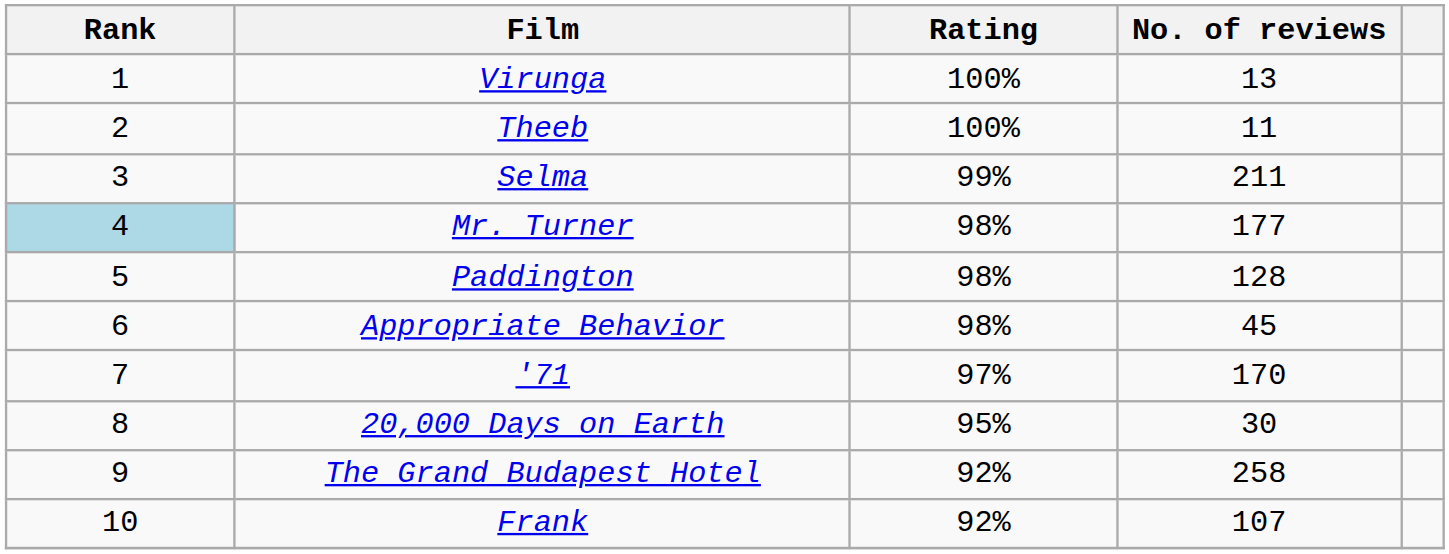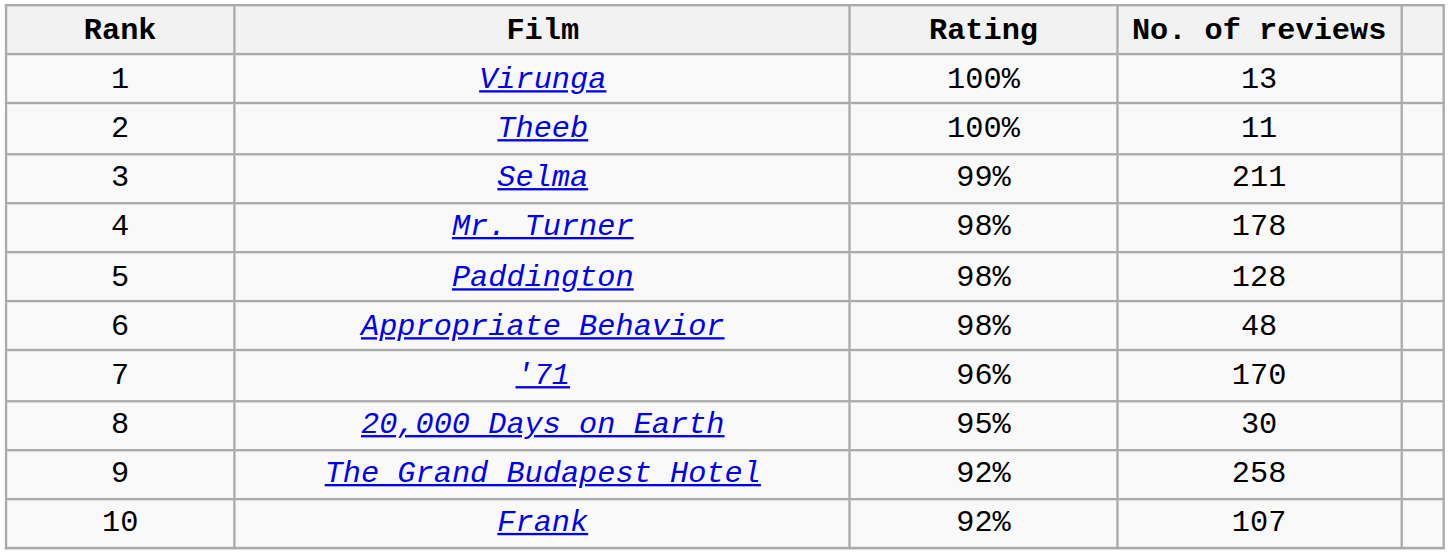(120, 227) lightblue background -> (120, 227) no background
(1259, 227) 177 -> (1259, 227) 178
(1259, 326) 45 -> (1259, 326) 48
(983, 375) 97% -> (983, 375) 96%
